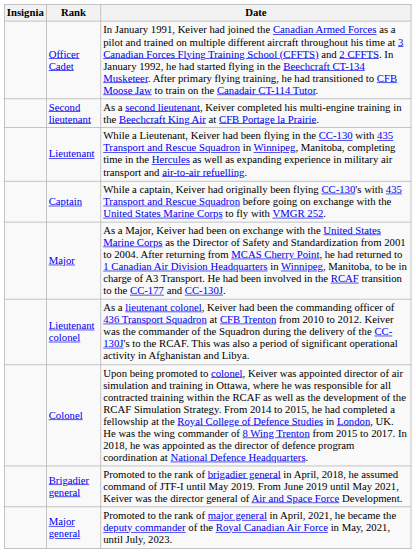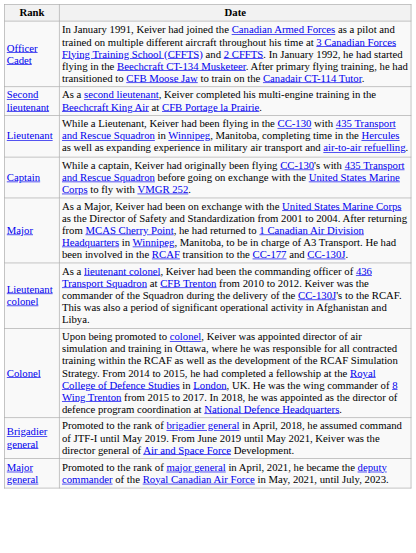- column: (25, 13)
